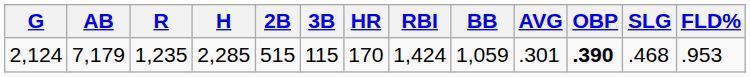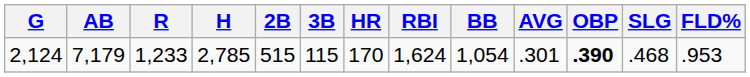(161, 54) 1,235 -> (161, 54) 1,233
(224, 54) 2,285 -> (224, 54) 2,785
(420, 54) 1,424 -> (420, 54) 1,624
(482, 54) 1,059 -> (482, 54) 1,054
